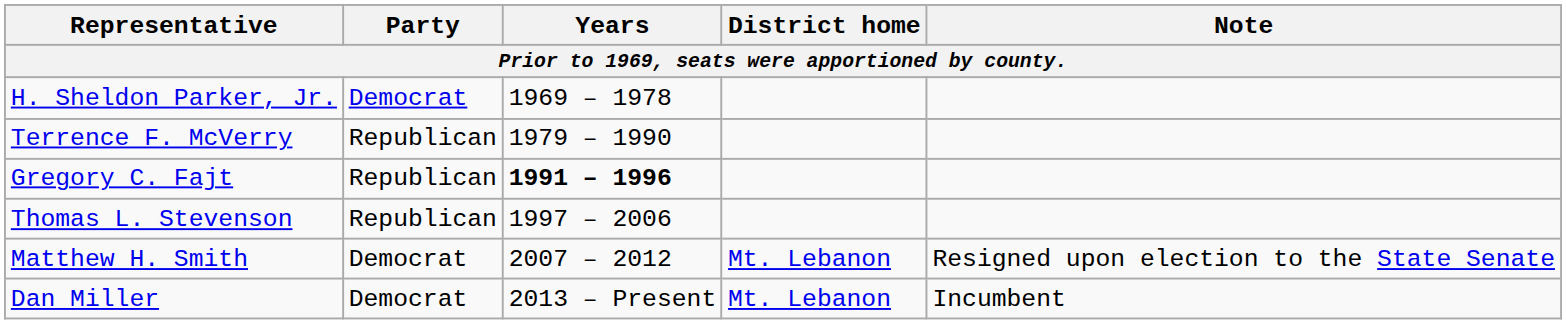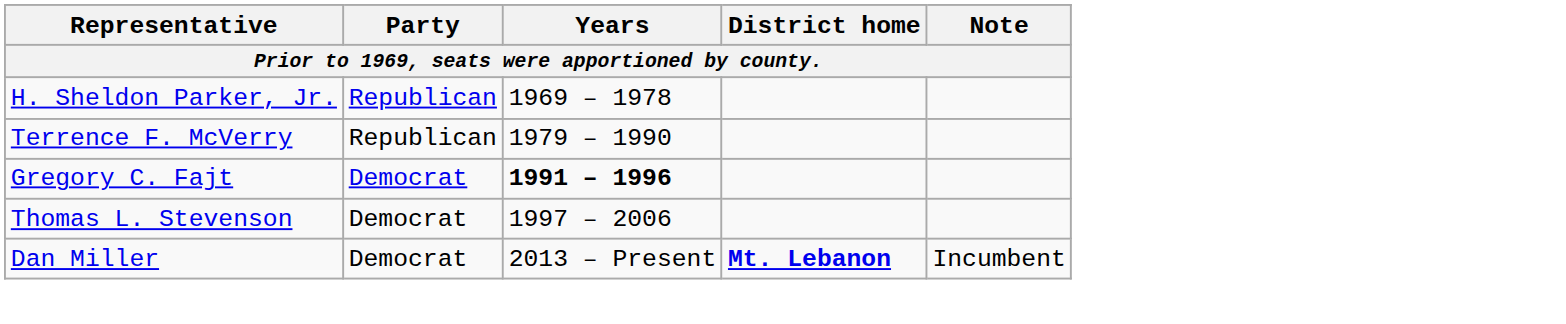(408, 98) Democrat -> (423, 98) Republican
(423, 178) Republican -> (408, 178) Democrat
(423, 219) Republican -> (408, 219) Democrat
- row: (129, 259)
(809, 299) normal -> (809, 259) bold
